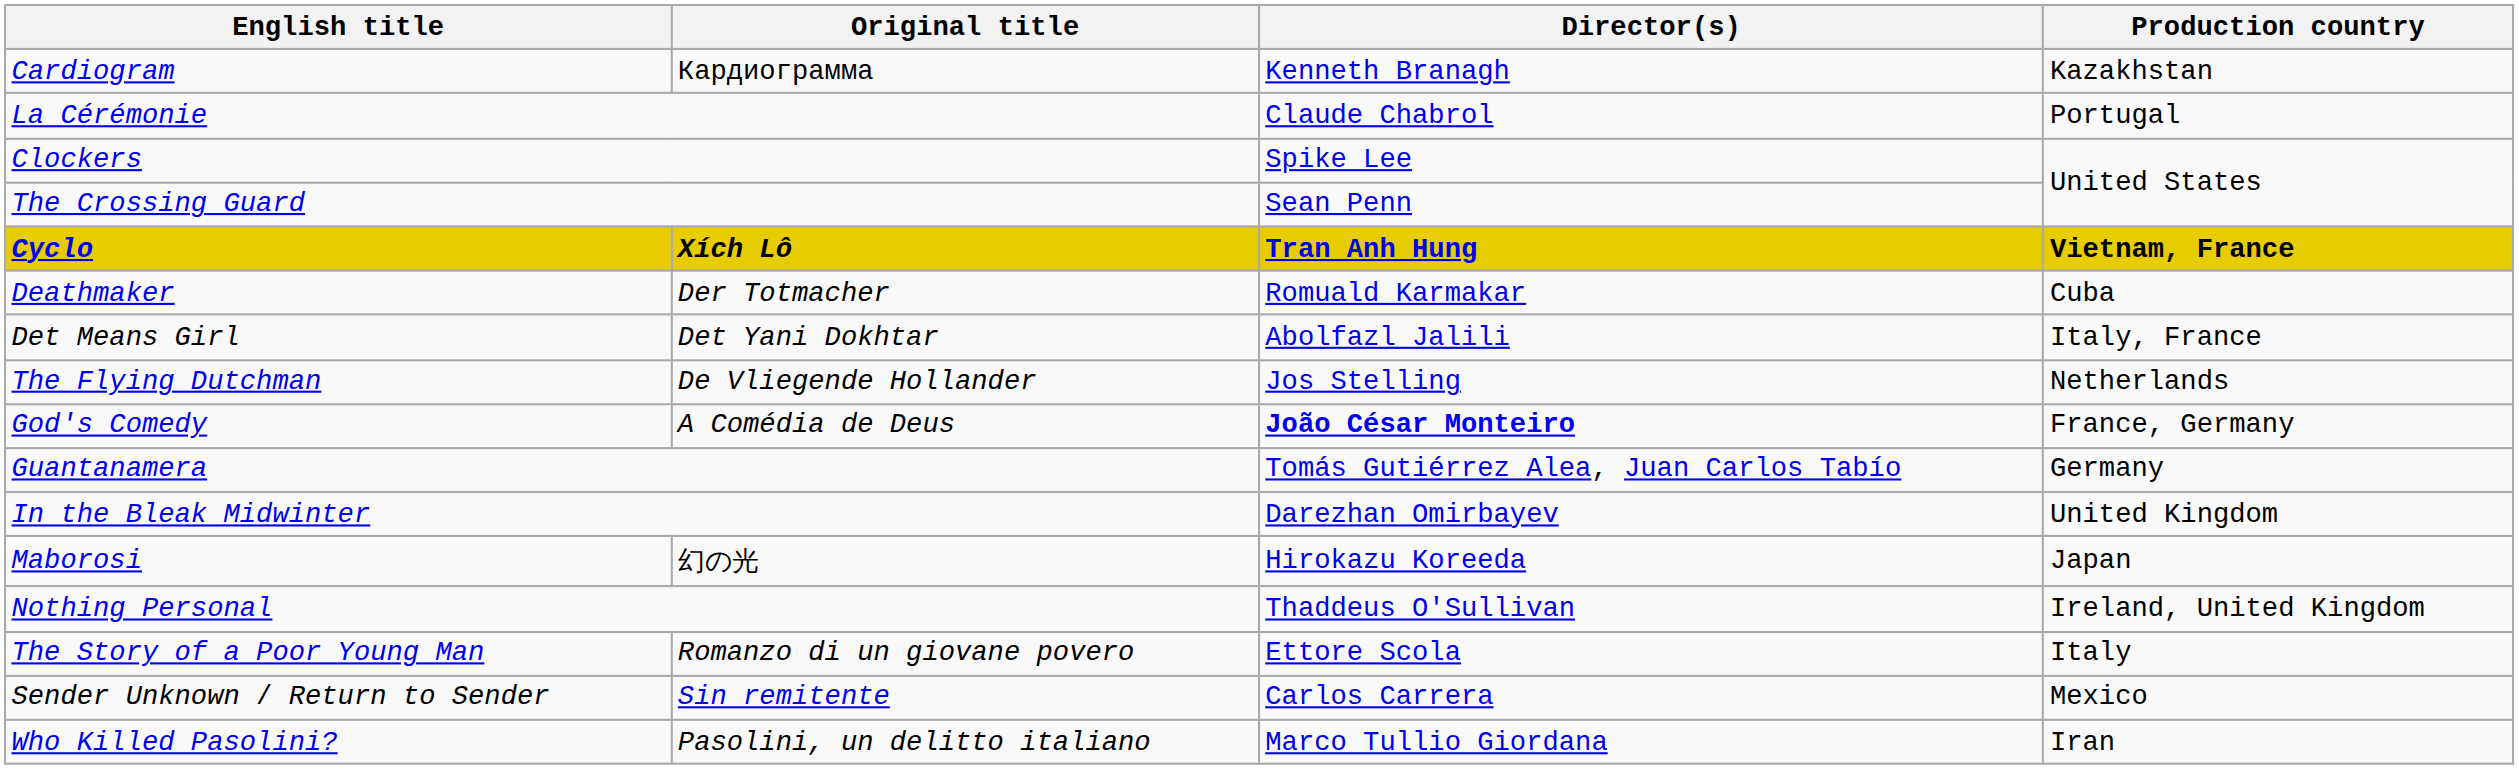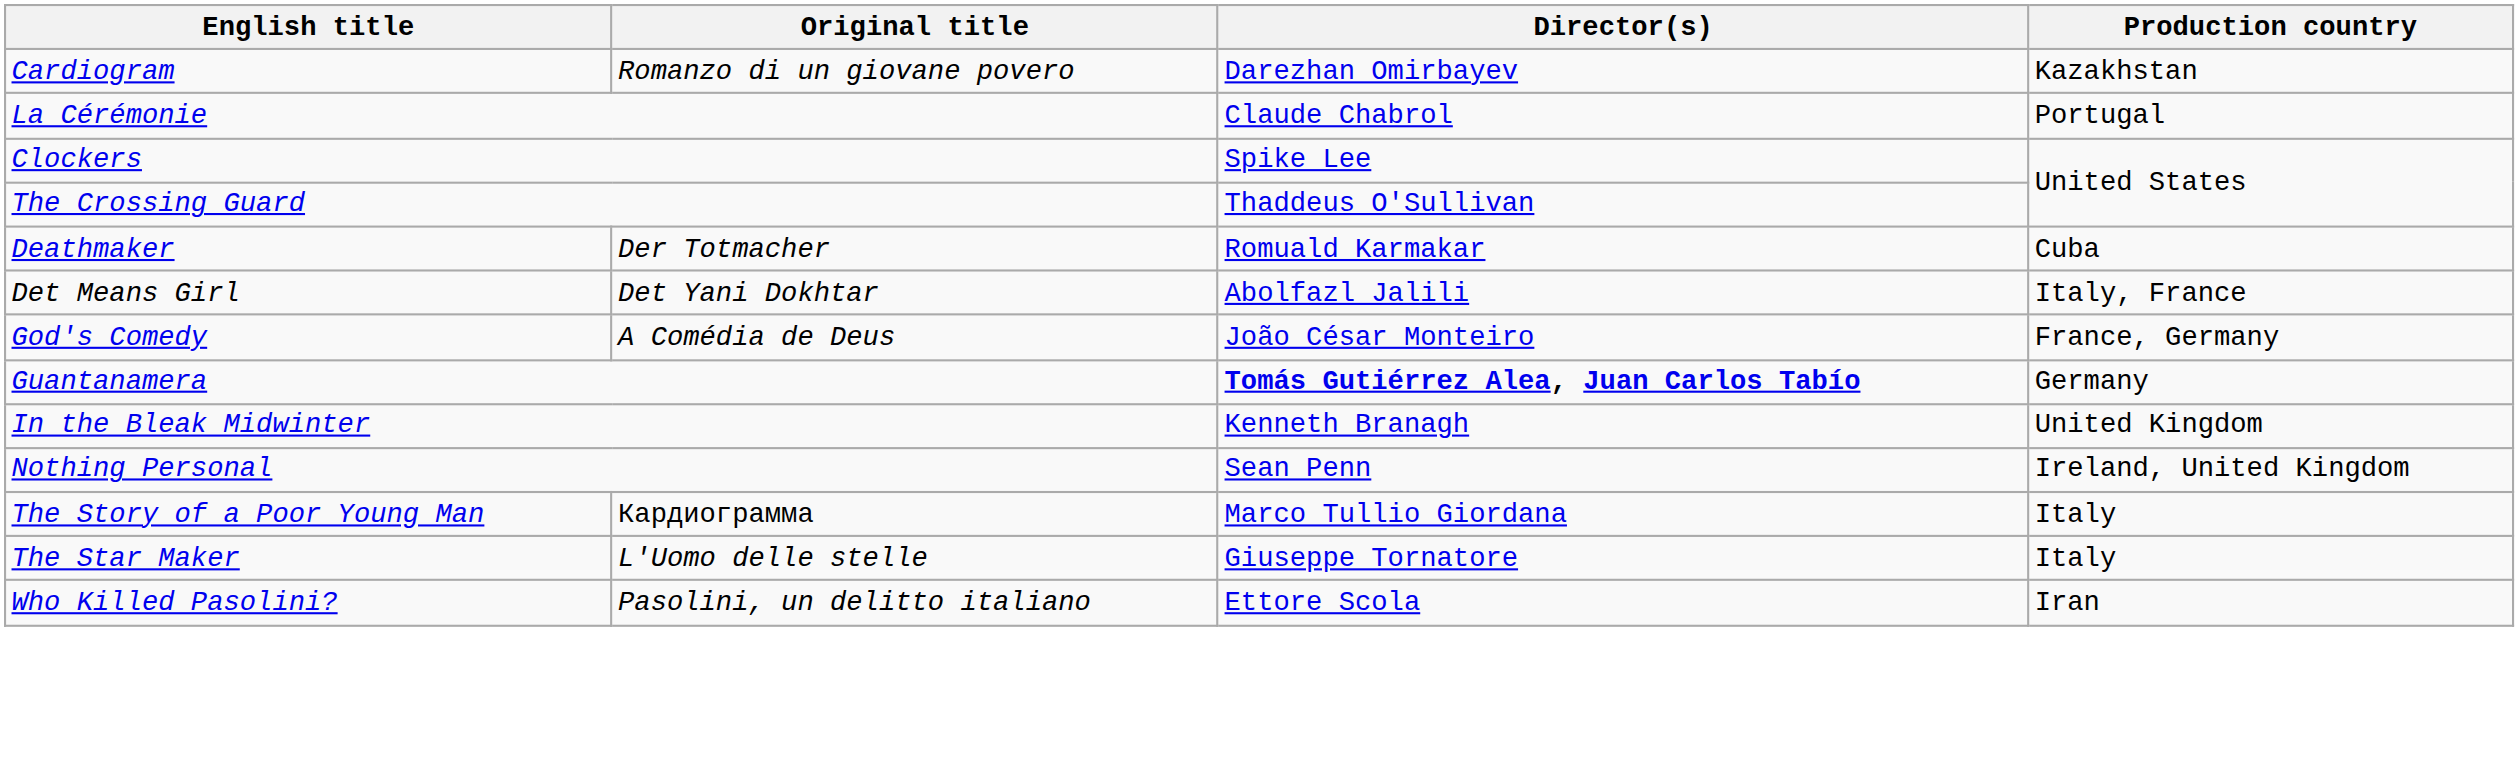(776, 71) Кардиограмма -> (846, 71) Romanzo di un giovane povero
(1388, 71) Kenneth Branagh -> (1371, 71) Darezhan Omirbayev
(1339, 204) Sean Penn -> (1379, 204) Thaddeus O'Sullivan
- row: (52, 249)
- row: (166, 381)
(1420, 426) bold -> (1379, 337) normal
(1583, 470) normal -> (1543, 381) bold
(1412, 514) Darezhan Omirbayev -> (1347, 426) Kenneth Branagh
- row: (77, 562)
(1420, 609) Thaddeus O'Sullivan -> (1298, 470) Sean Penn
(906, 653) Romanzo di un giovane povero -> (716, 514) Кардиограмма
(1363, 653) Ettore Scola -> (1396, 514) Marco Tullio Giordana
- row: (281, 698)
+ row: (126, 559)
(1436, 742) Marco Tullio Giordana -> (1322, 603) Ettore Scola
